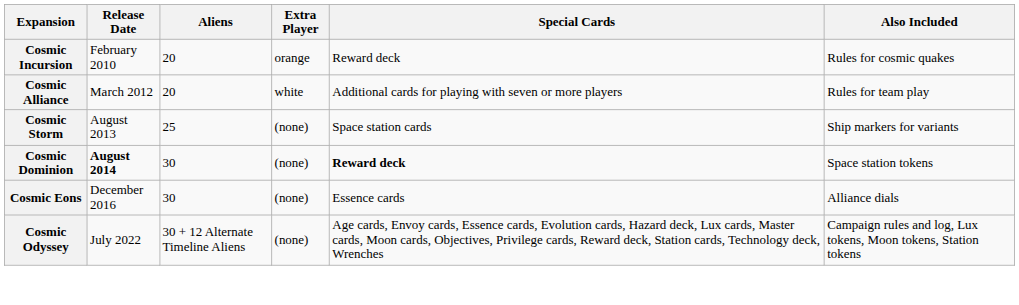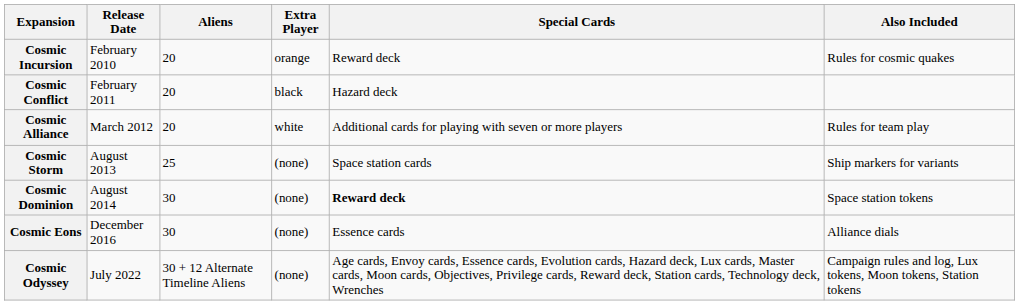+ row: (46, 92)
(110, 162) bold -> (109, 197) normal
